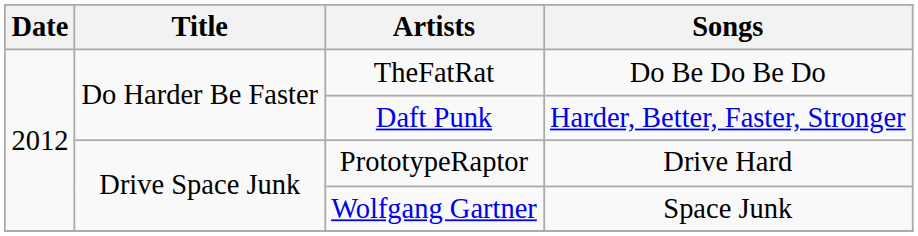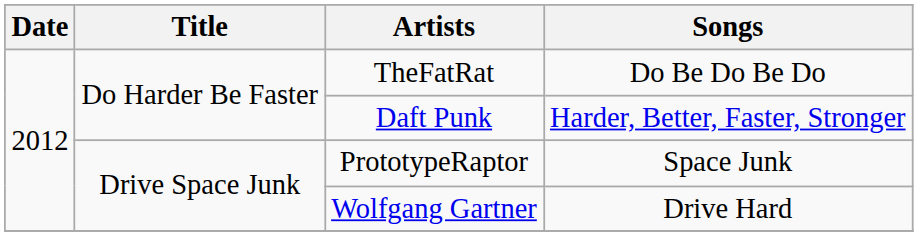(728, 162) Drive Hard -> (728, 162) Space Junk
(728, 207) Space Junk -> (728, 207) Drive Hard
